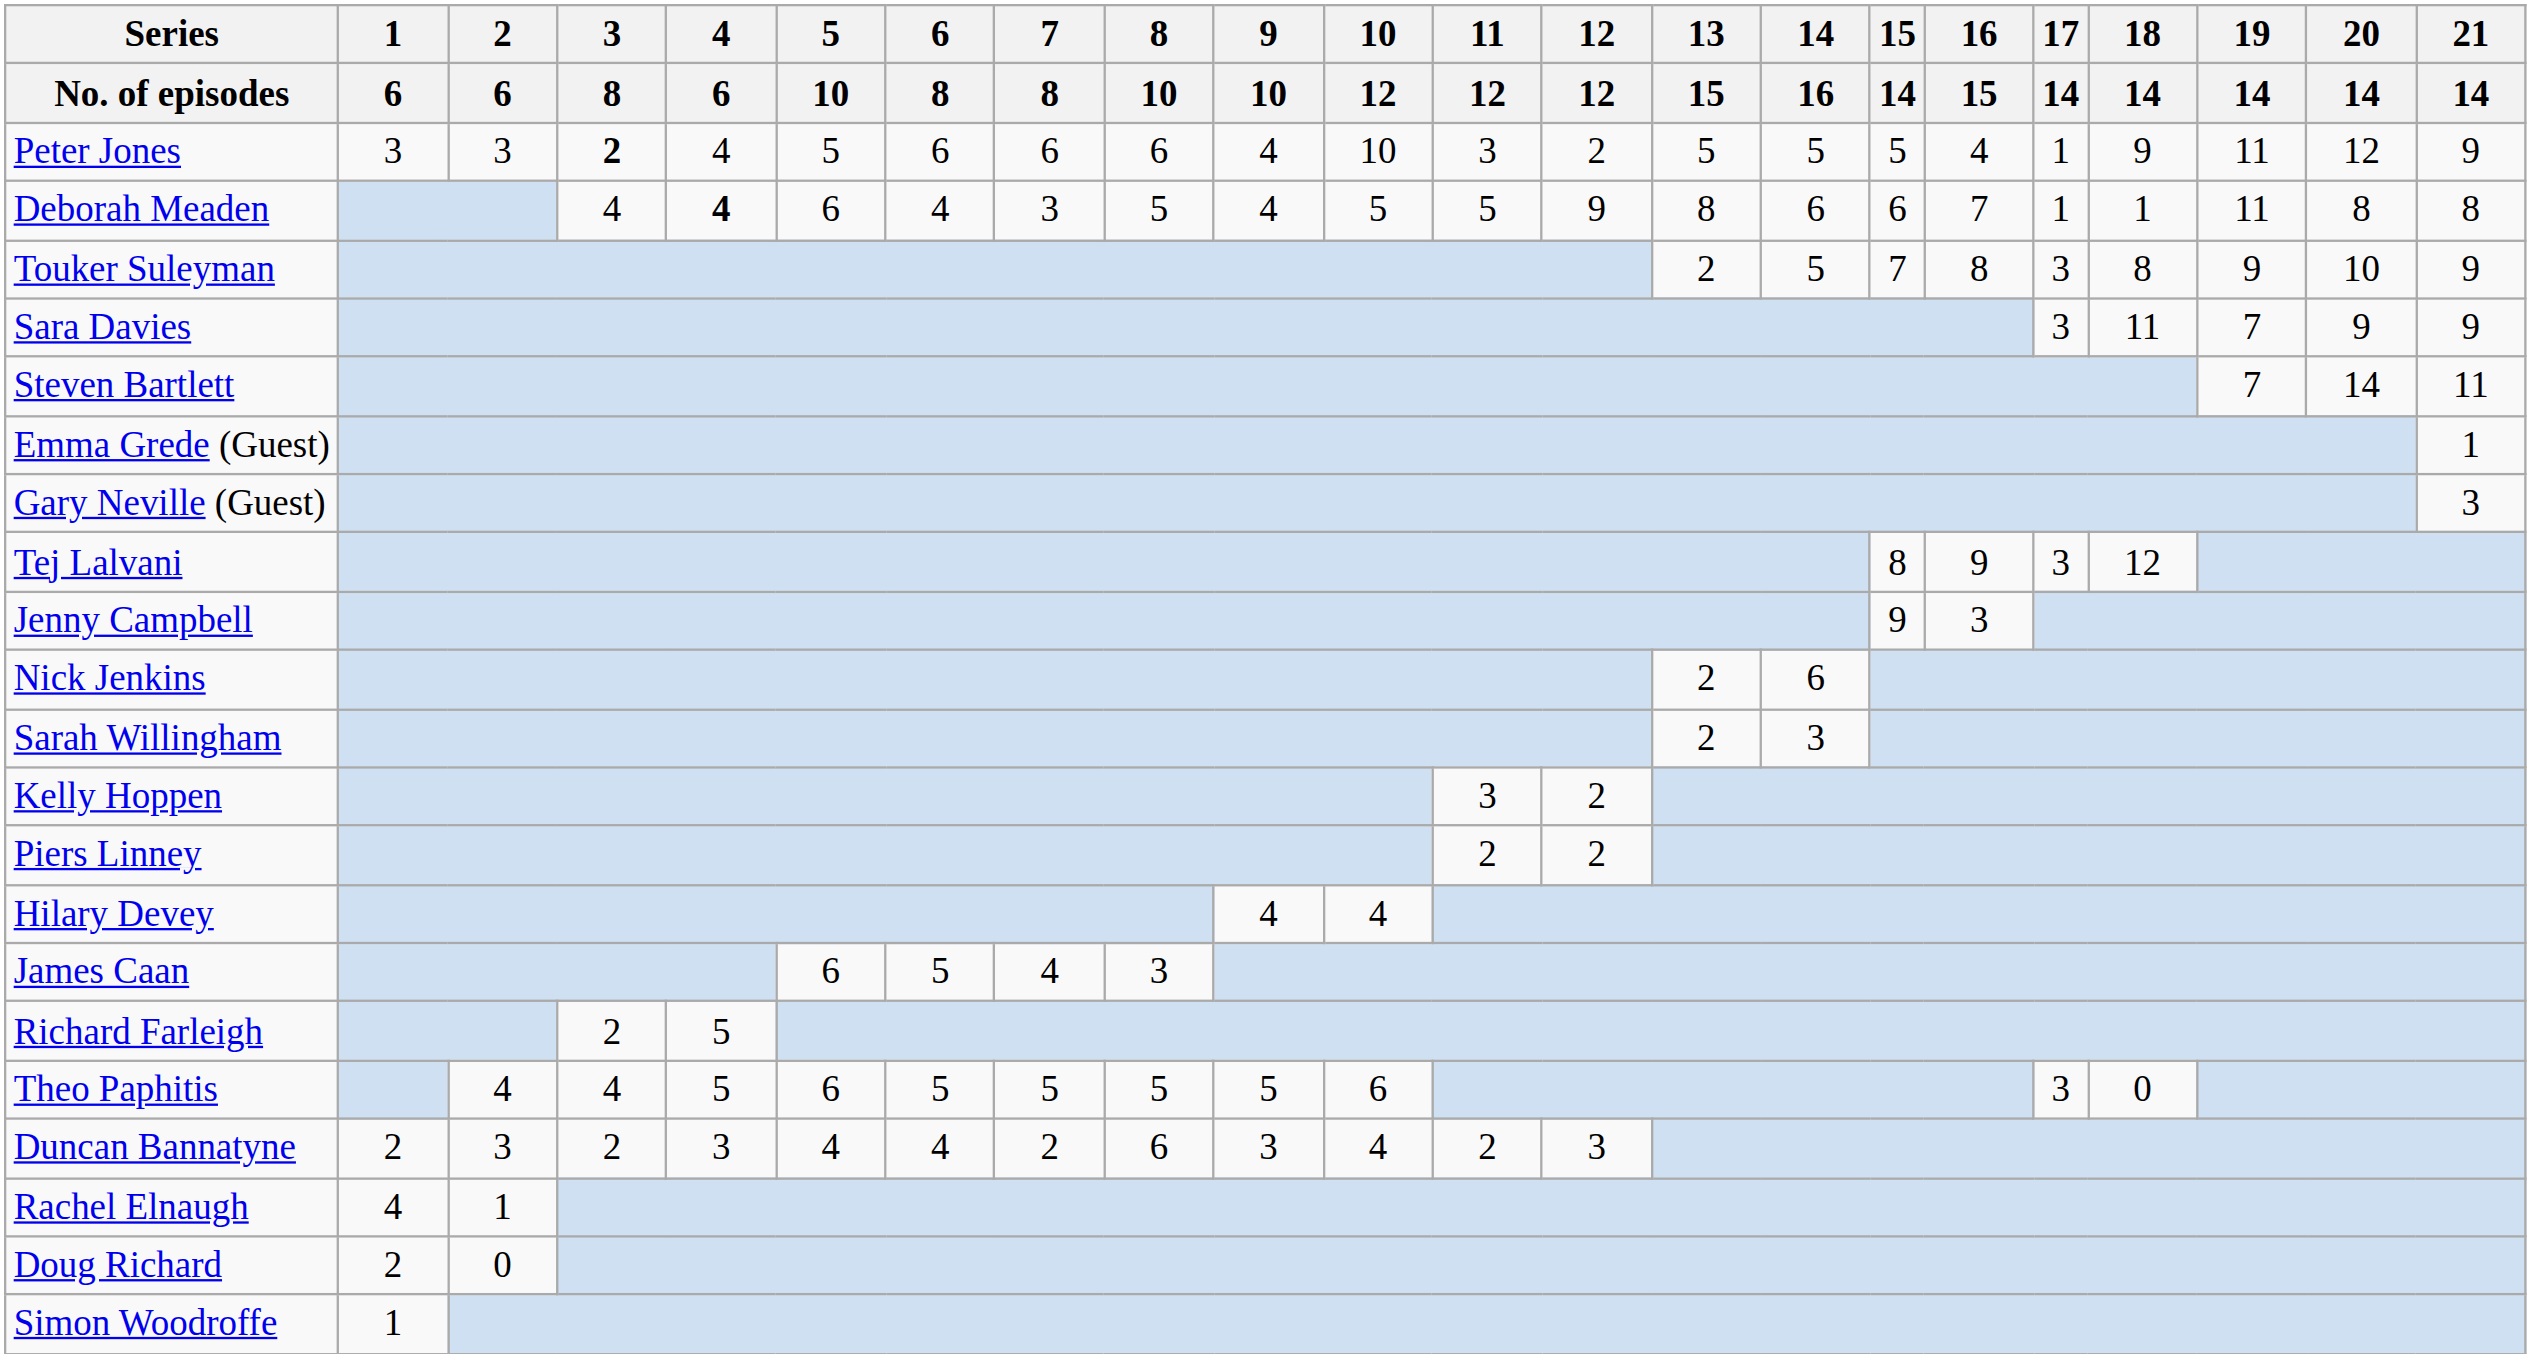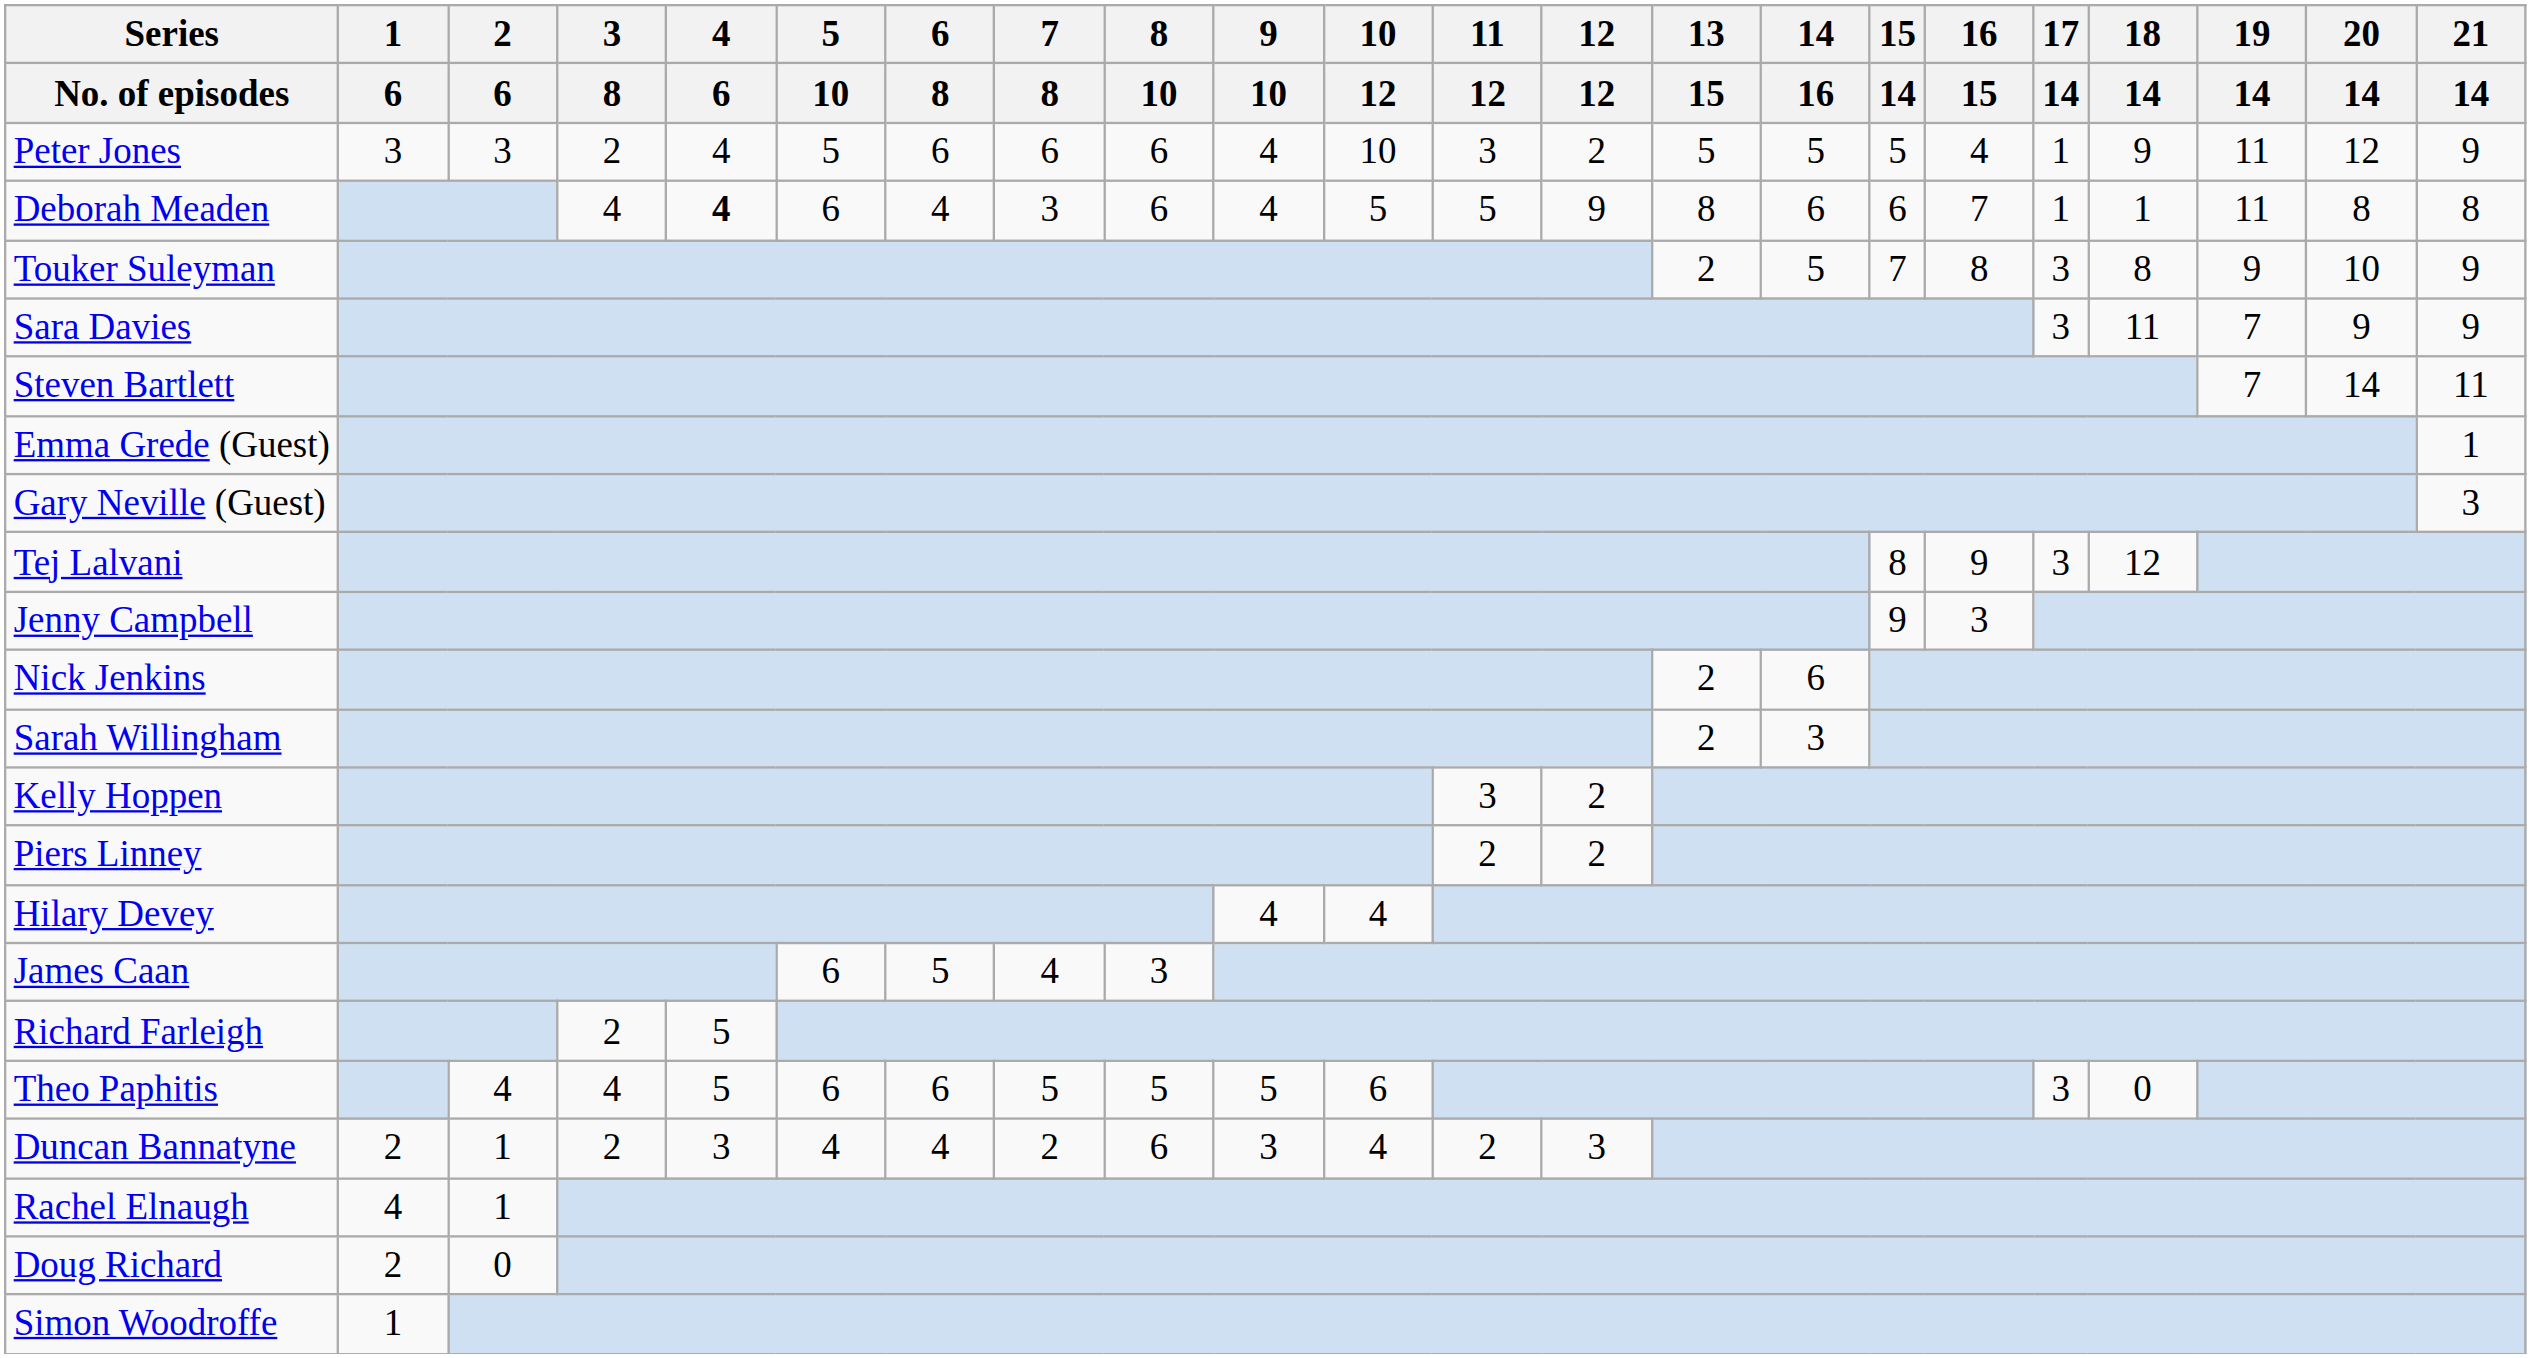(612, 151) bold -> (612, 151) normal
(1159, 209) 5 -> (1159, 209) 6
(940, 1088) 5 -> (940, 1088) 6
(502, 1147) 3 -> (502, 1147) 1
